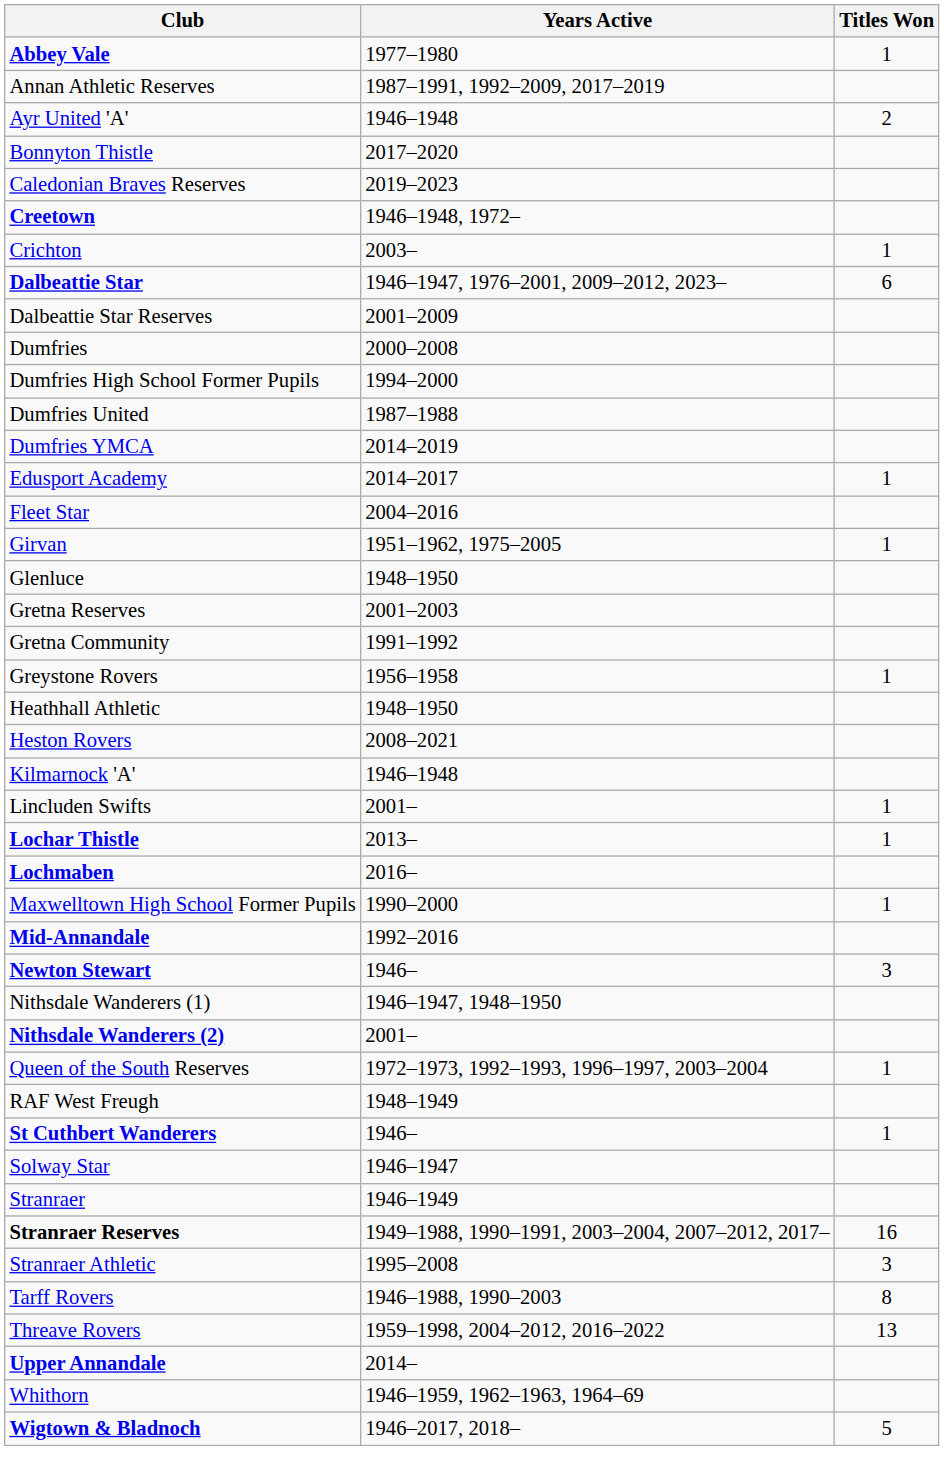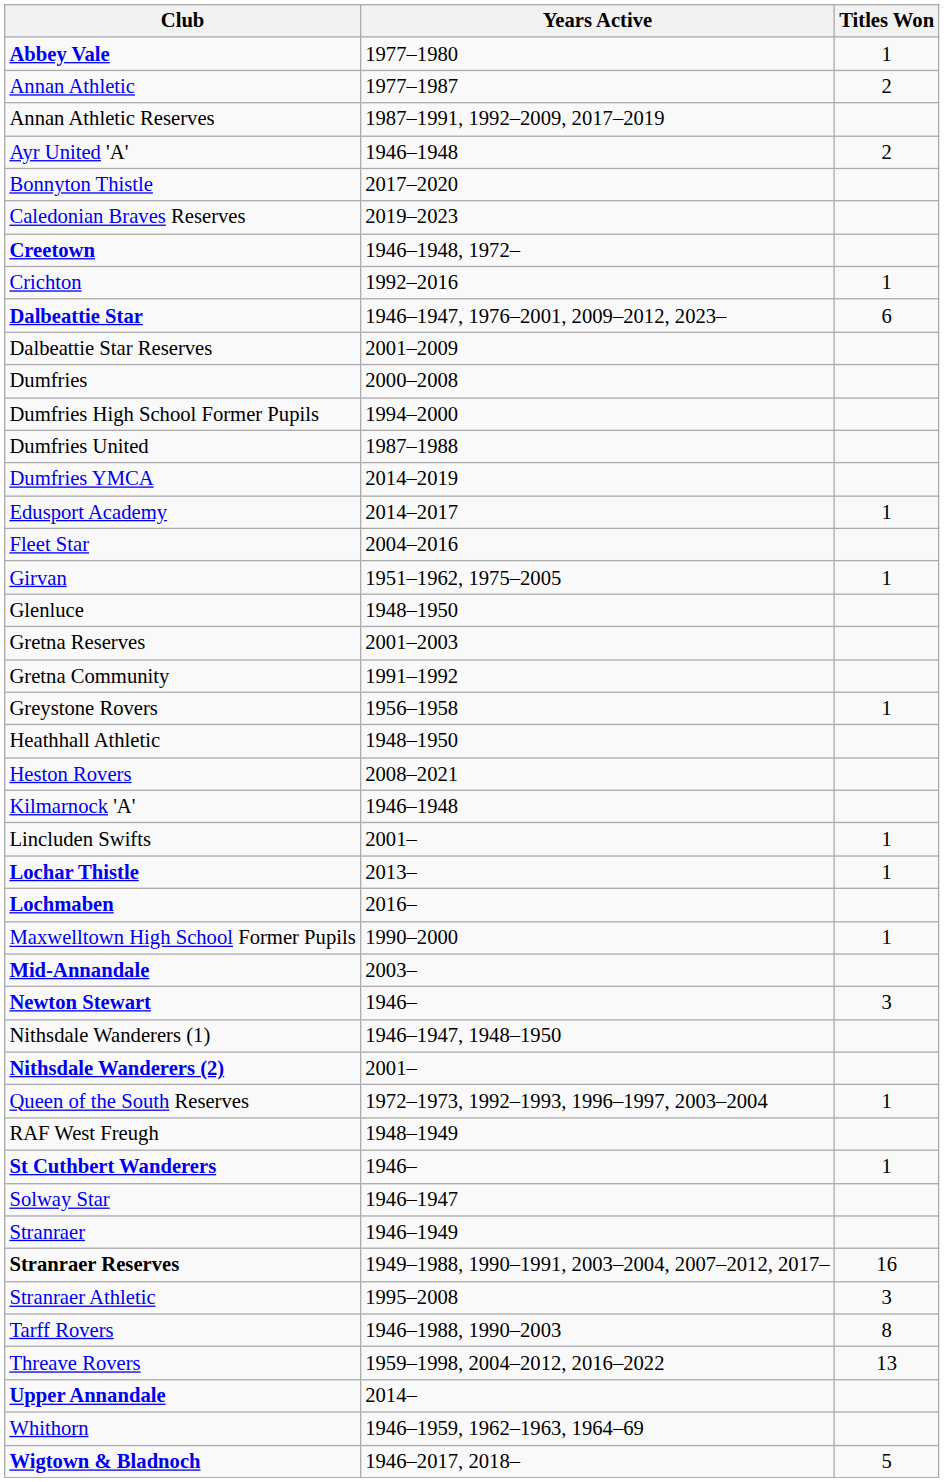+ row: (72, 86)
(391, 250) 2003– -> (412, 282) 1992–2016
(412, 937) 1992–2016 -> (391, 970) 2003–
